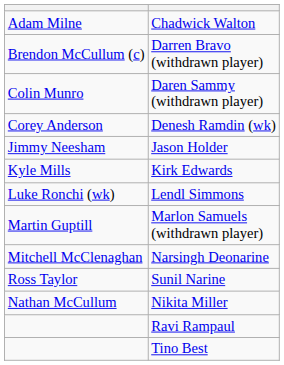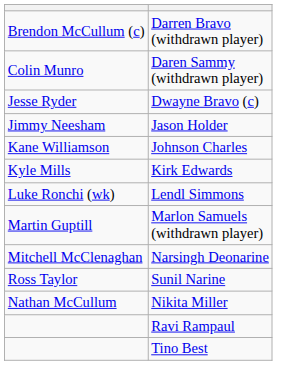- row: (203, 22)
- row: (213, 124)
+ row: (205, 101)
+ row: (199, 147)
